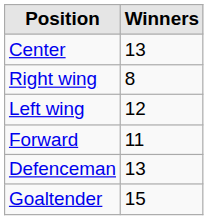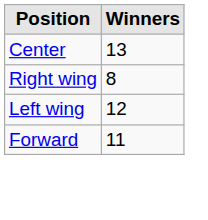- row: (62, 169)
- row: (56, 199)
